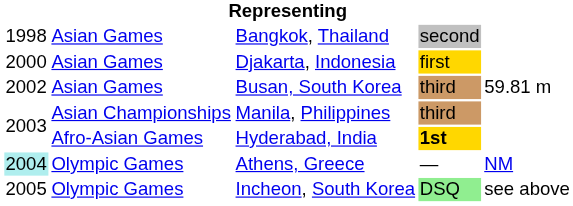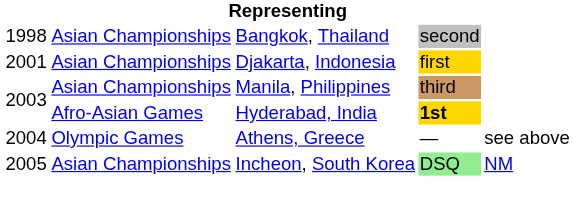(107, 36) Asian Games -> (141, 36) Asian Championships
(26, 61) 2000 -> (26, 61) 2001
(107, 61) Asian Games -> (141, 61) Asian Championships
- row: (319, 87)
(26, 163) paleturquoise background -> (26, 138) no background
(499, 163) NM -> (527, 138) see above
(117, 189) Olympic Games -> (141, 163) Asian Championships
(527, 189) see above -> (499, 163) NM
